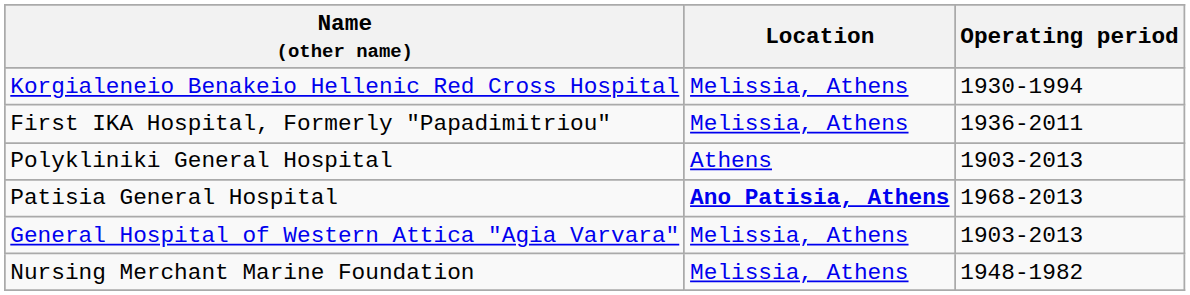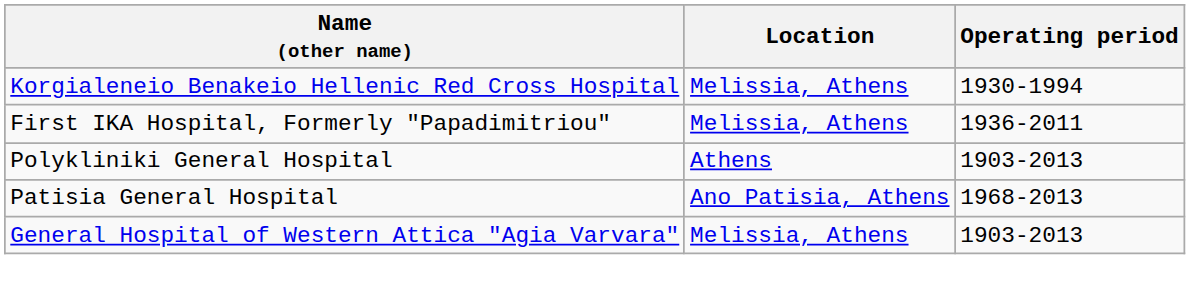(820, 198) bold -> (820, 198) normal
- row: (242, 272)
